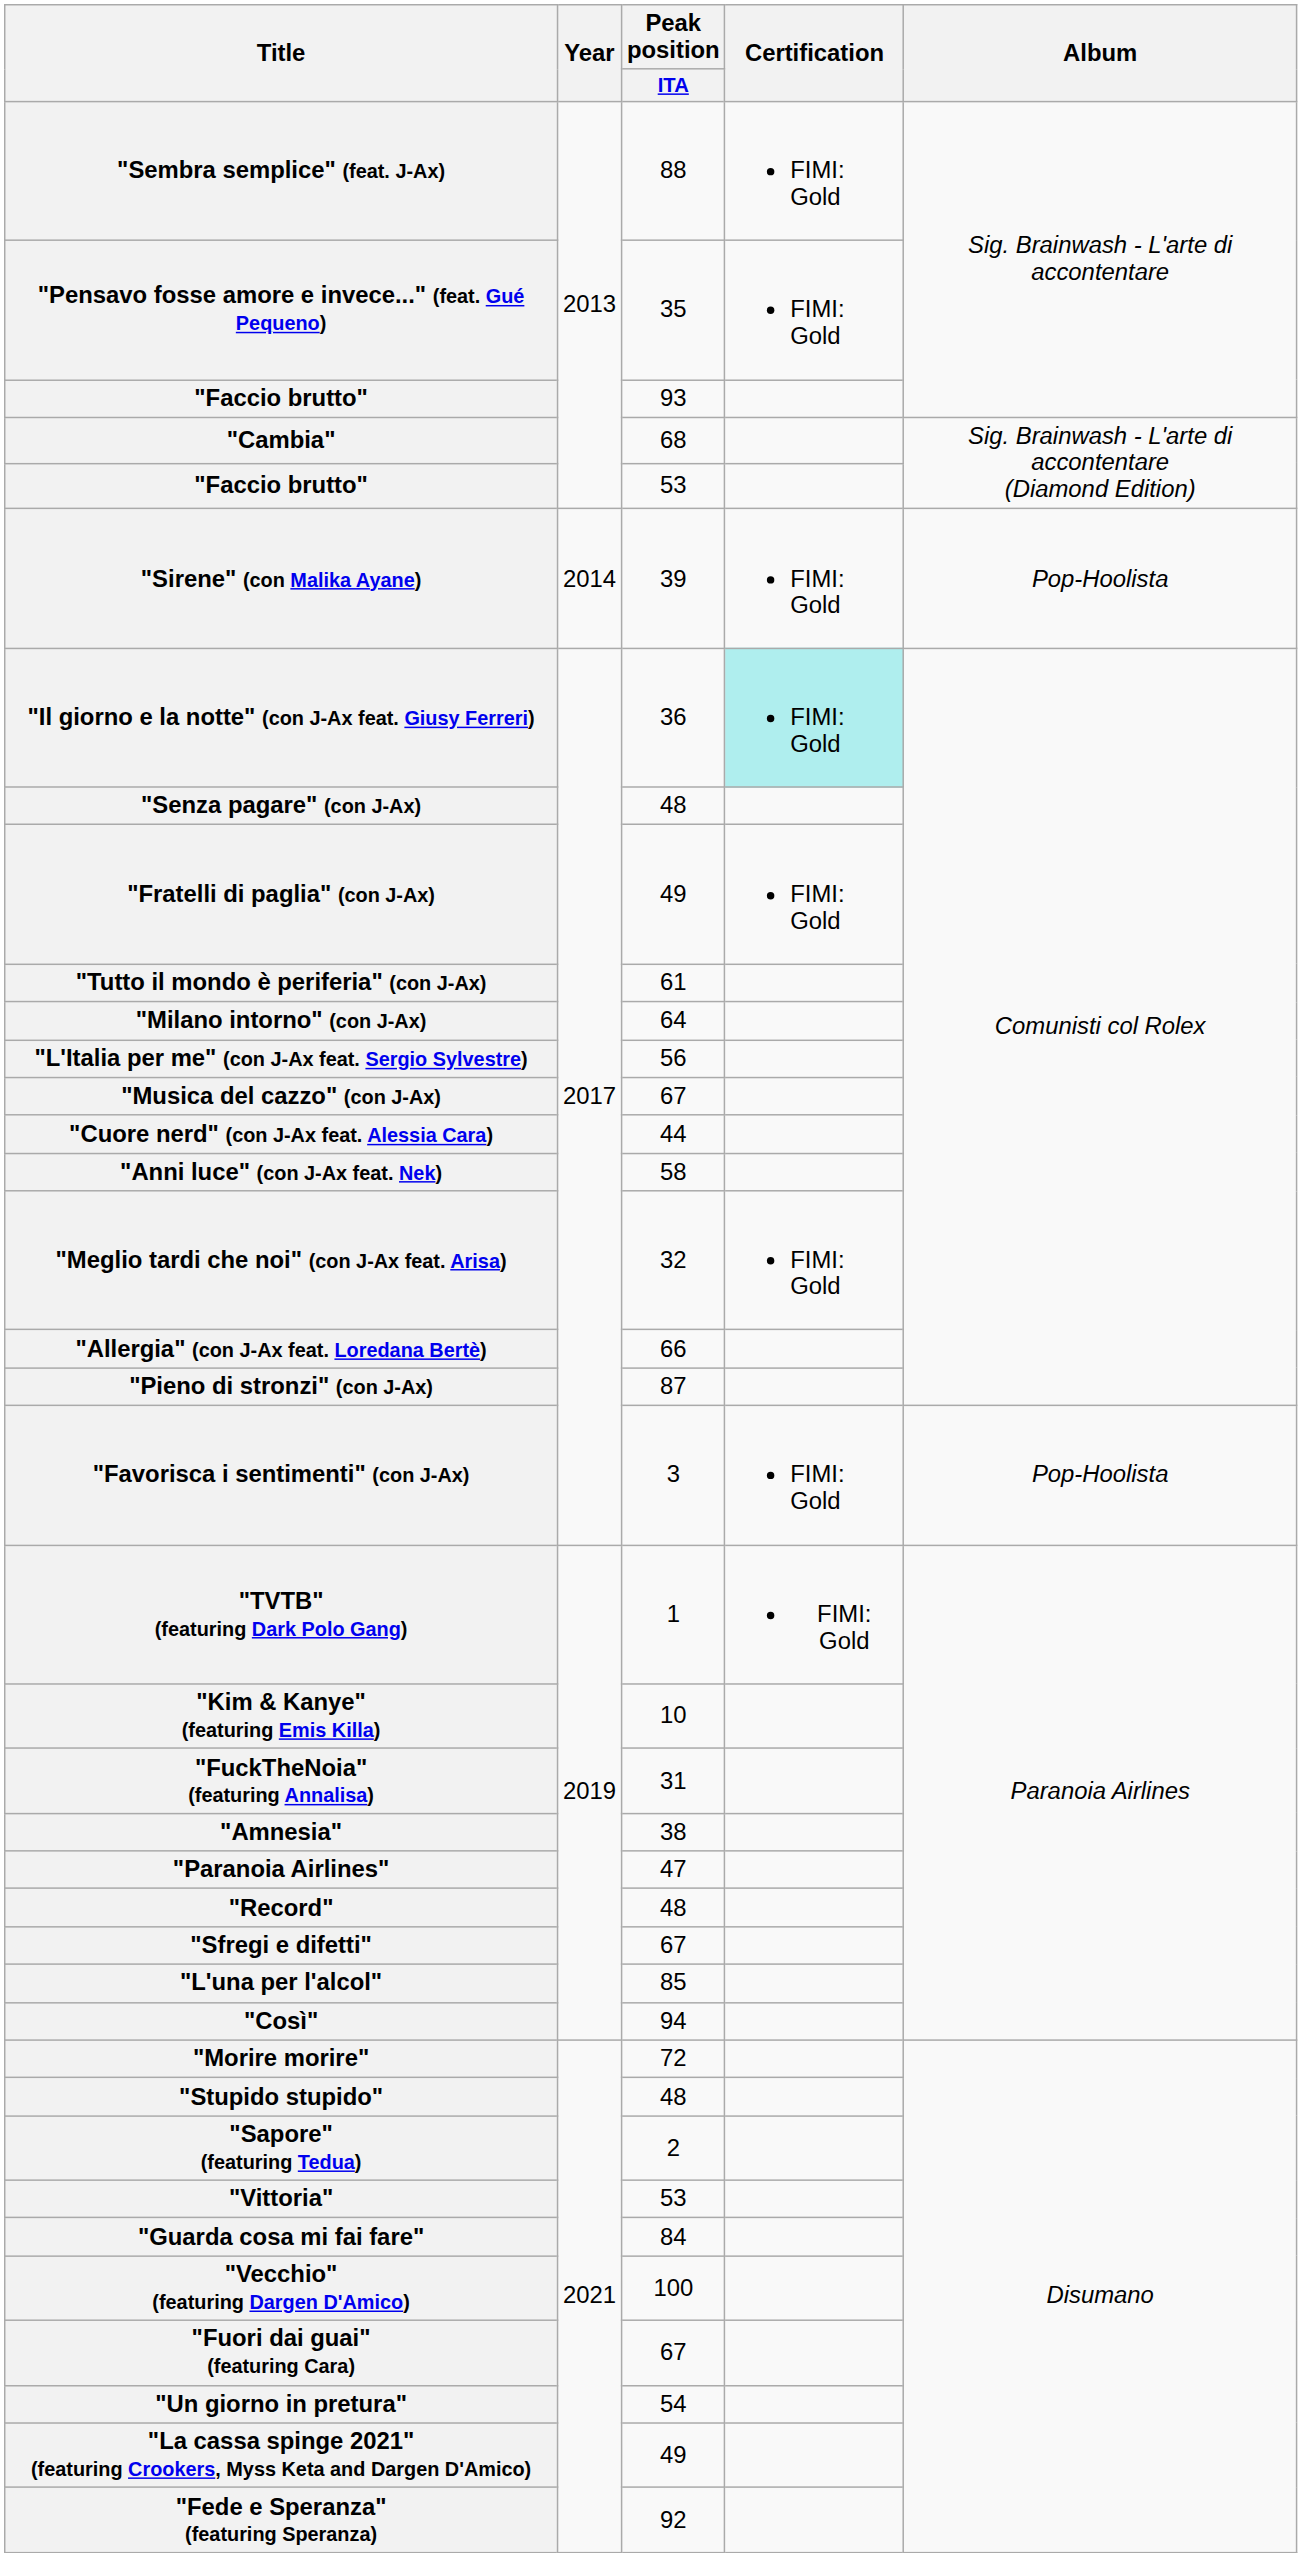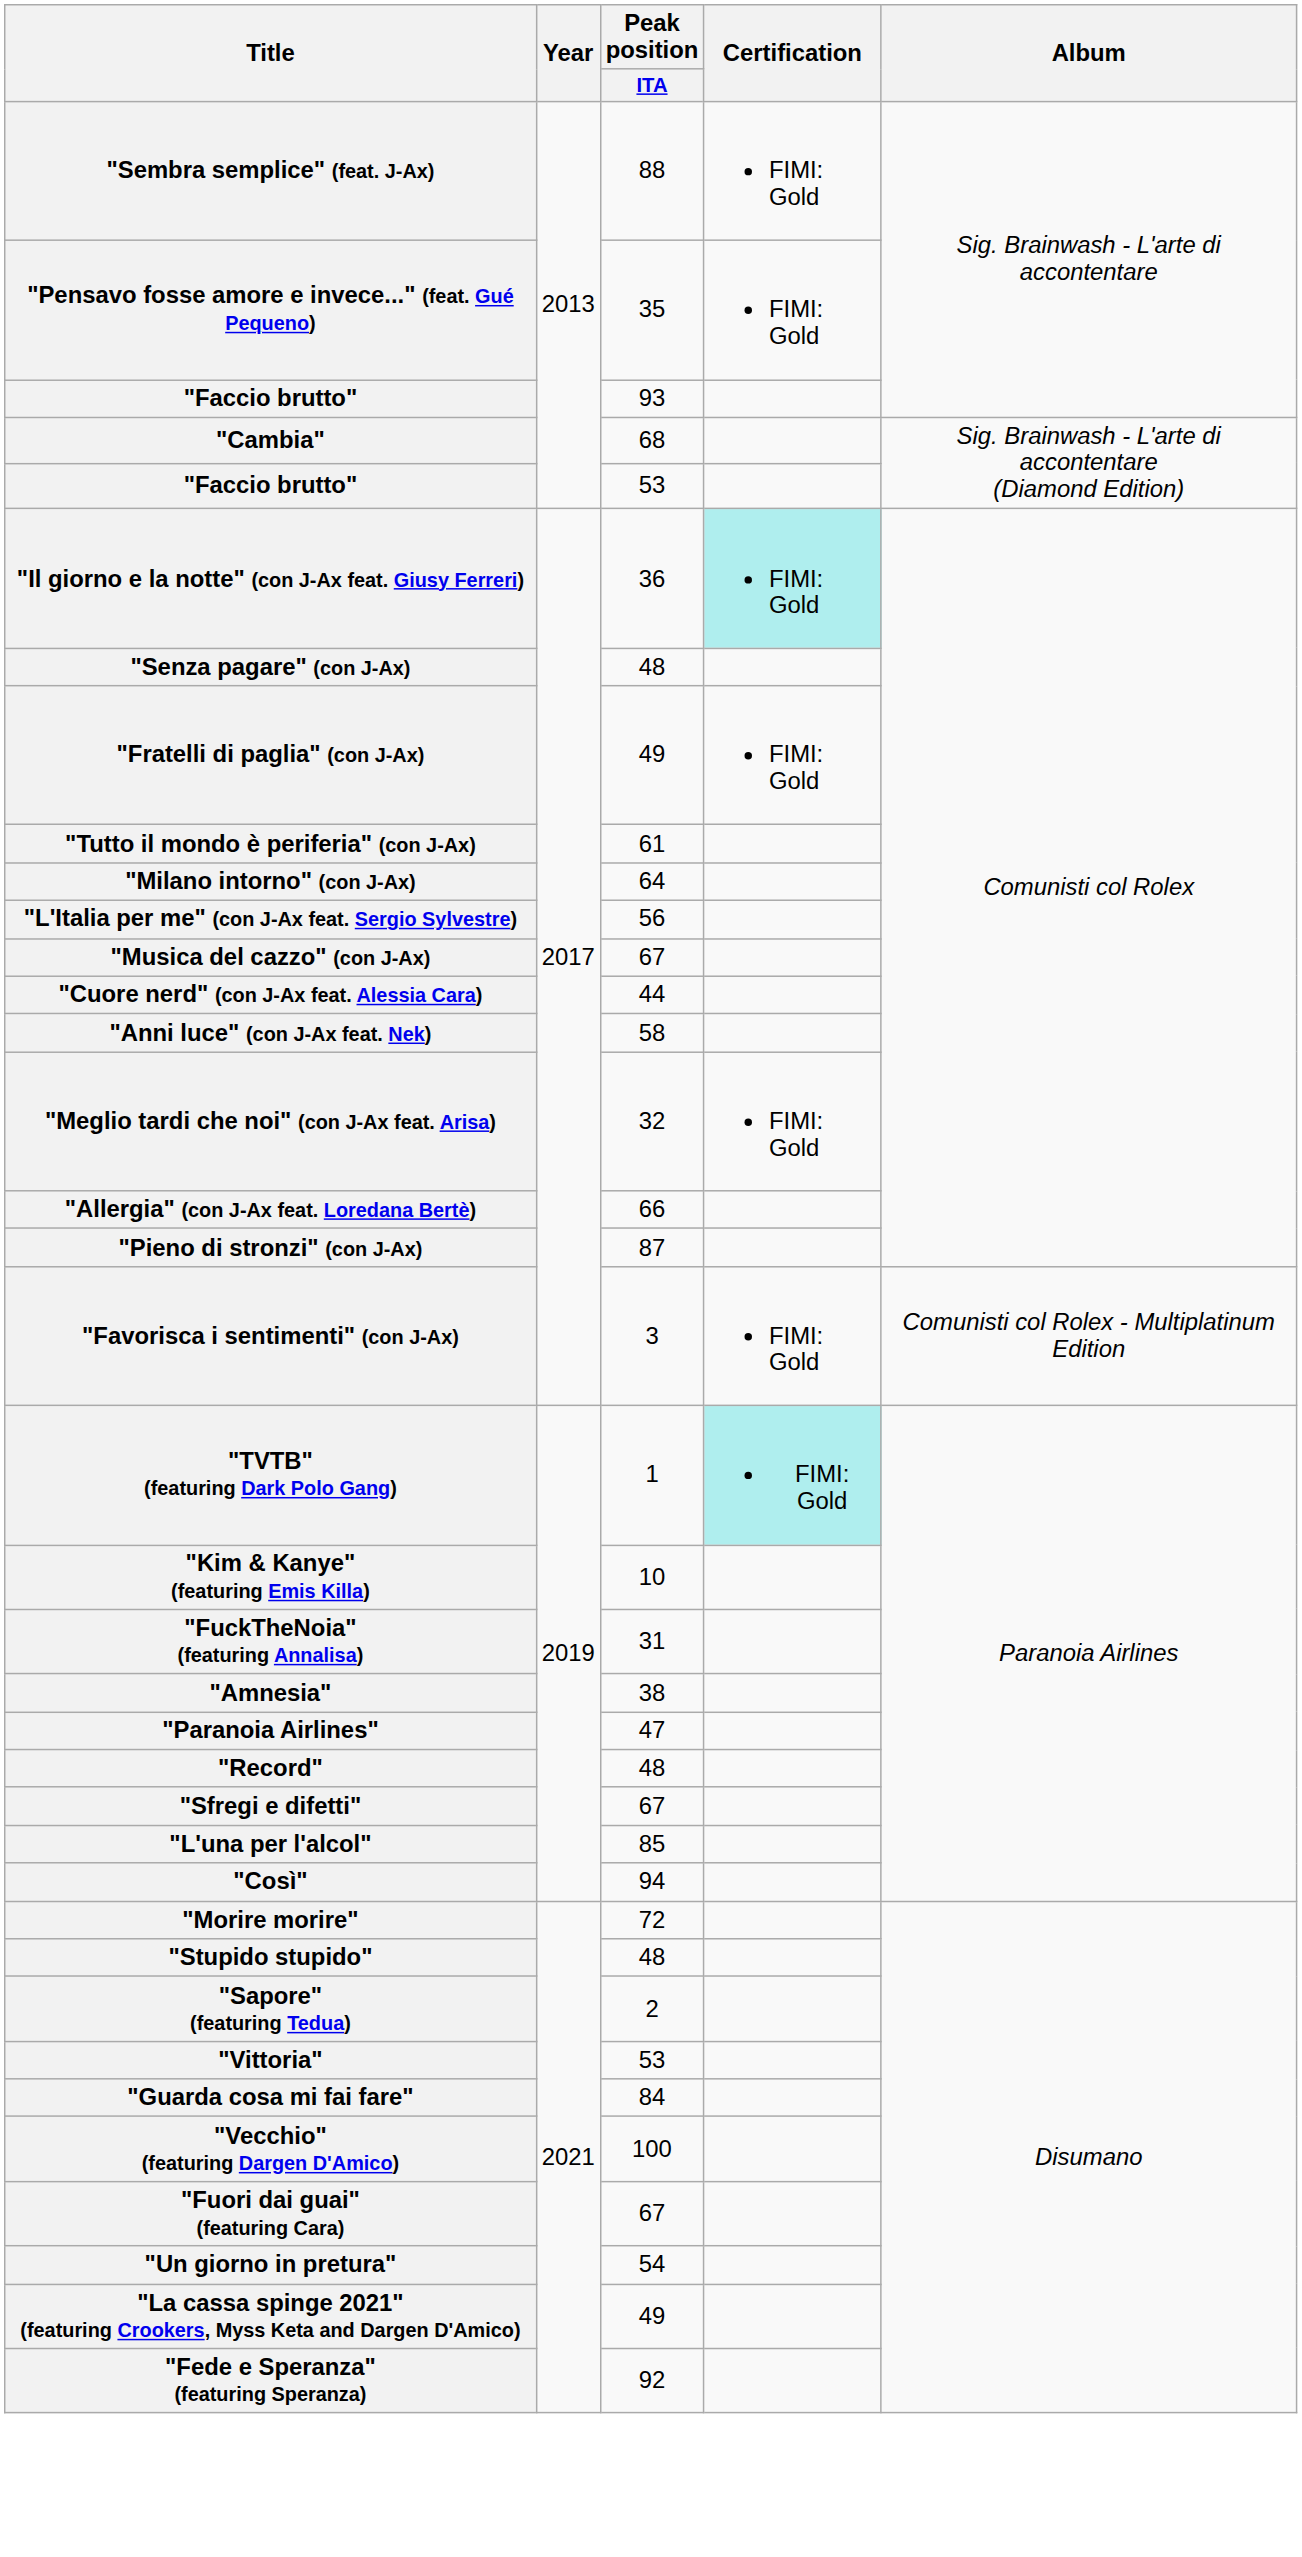- row: (281, 578)
(1100, 1474) Pop-Hoolista -> (1089, 1335) Comunisti col Rolex - Multiplatinum Edition
(814, 1628) no background -> (792, 1489) paleturquoise background
